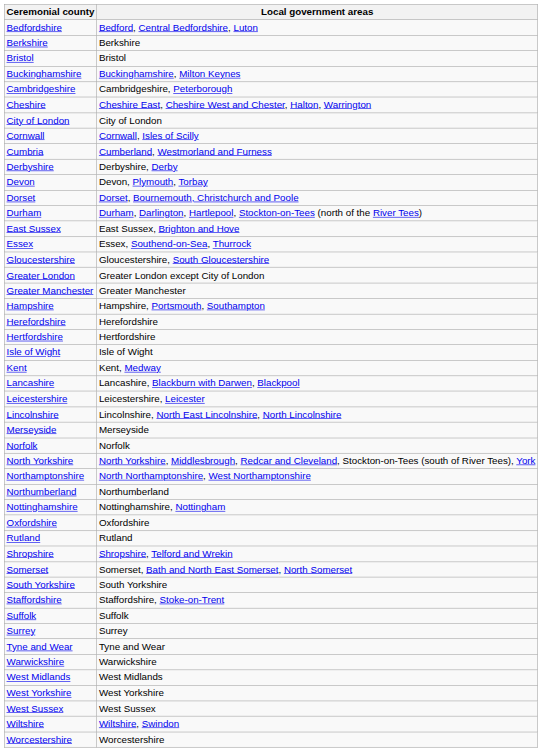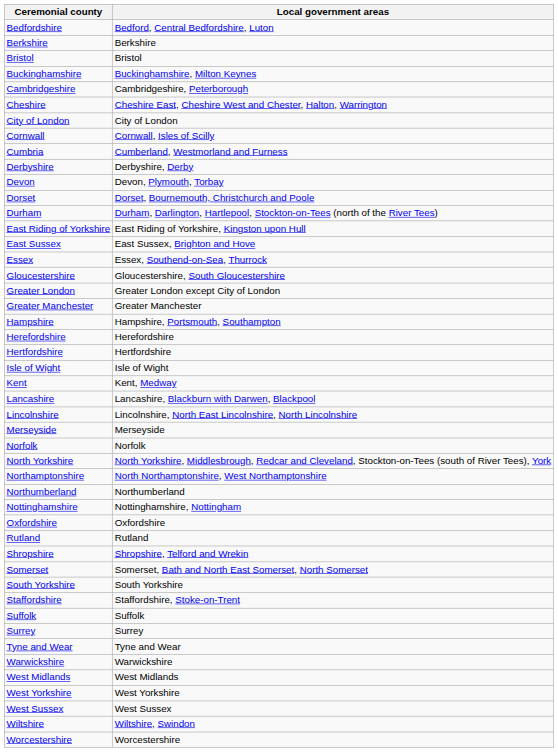+ row: (58, 228)
- row: (37, 399)
